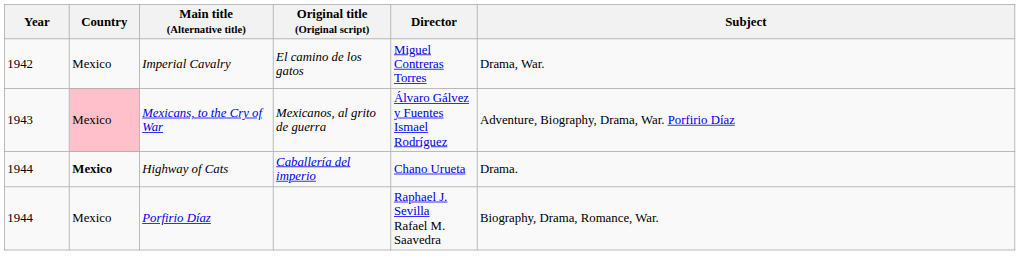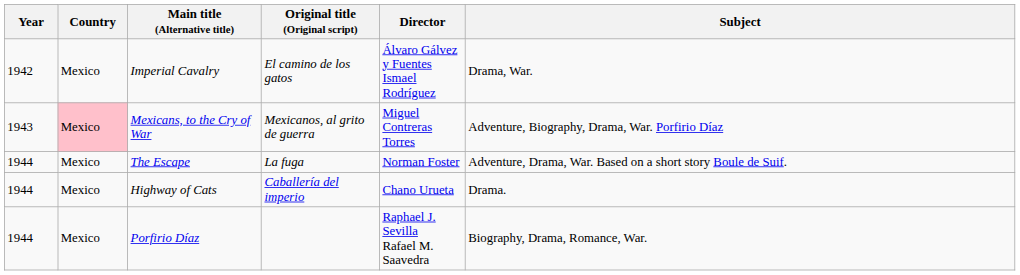(419, 63) Miguel Contreras Torres -> (420, 70) Álvaro Gálvez y Fuentes Ismael Rodríguez
(431, 120) Álvaro Gálvez y Fuentes Ismael Rodríguez -> (407, 127) Miguel Contreras Torres
+ row: (160, 161)
(92, 169) bold -> (80, 189) normal
